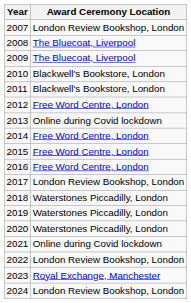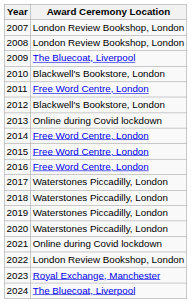(84, 43) The Bluecoat, Liverpool -> (108, 43) London Review Bookshop, London
(99, 89) Blackwell's Bookstore, London -> (91, 89) Free Word Centre, London
(91, 105) Free Word Centre, London -> (99, 105) Blackwell's Bookstore, London
(108, 182) London Review Bookshop, London -> (100, 182) Waterstones Piccadilly, London
(108, 290) London Review Bookshop, London -> (84, 290) The Bluecoat, Liverpool
